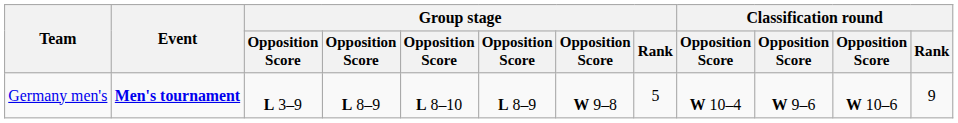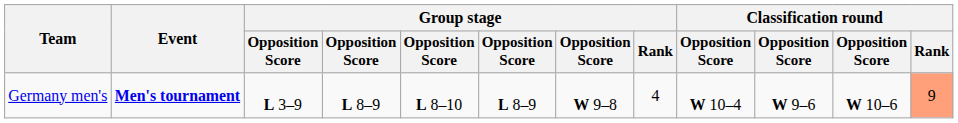(655, 95) 5 -> (655, 95) 4
(932, 95) no background -> (932, 95) lightsalmon background
